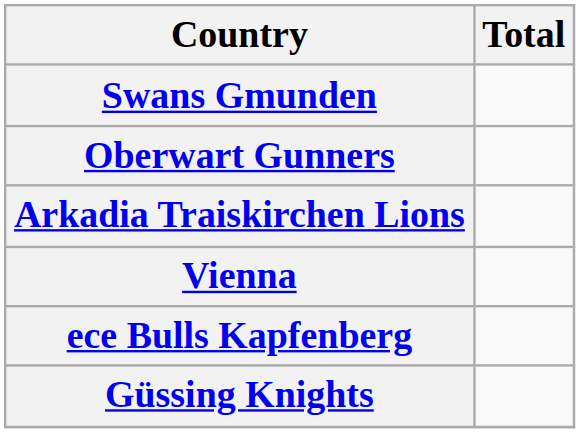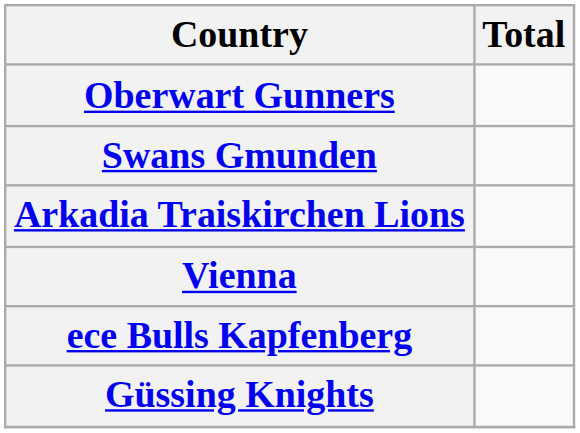rows swapped: (239, 94) <-> (239, 154)
